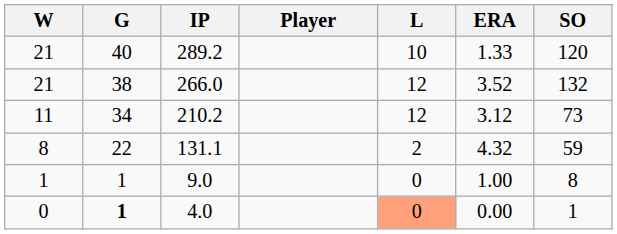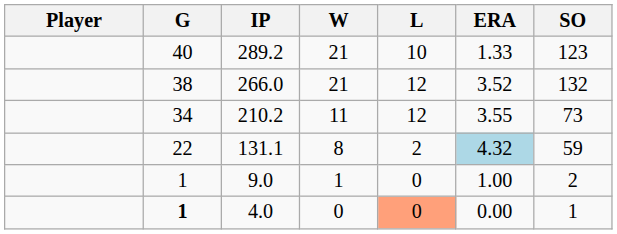columns swapped: (308, 20) <-> (44, 20)
(573, 52) 120 -> (573, 52) 123
(495, 116) 3.12 -> (495, 116) 3.55
(495, 148) no background -> (495, 148) lightblue background
(573, 180) 8 -> (573, 180) 2
